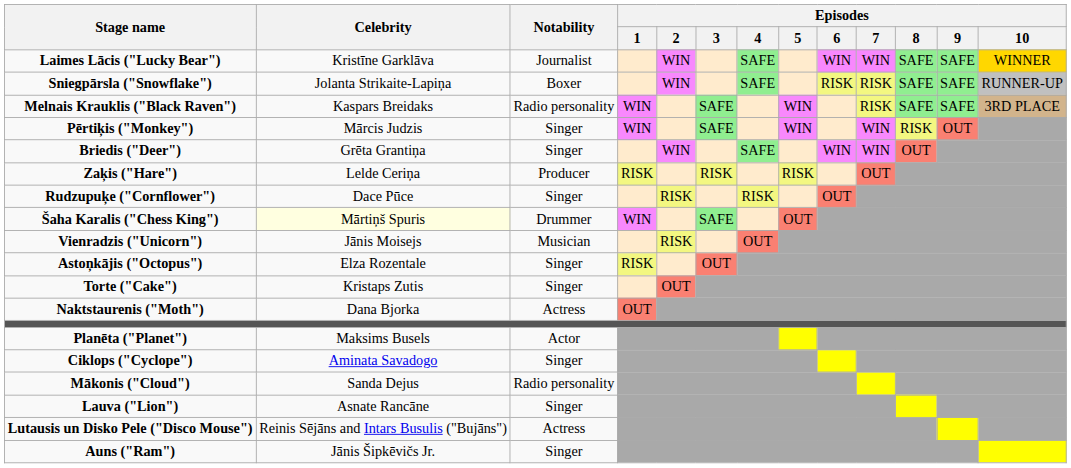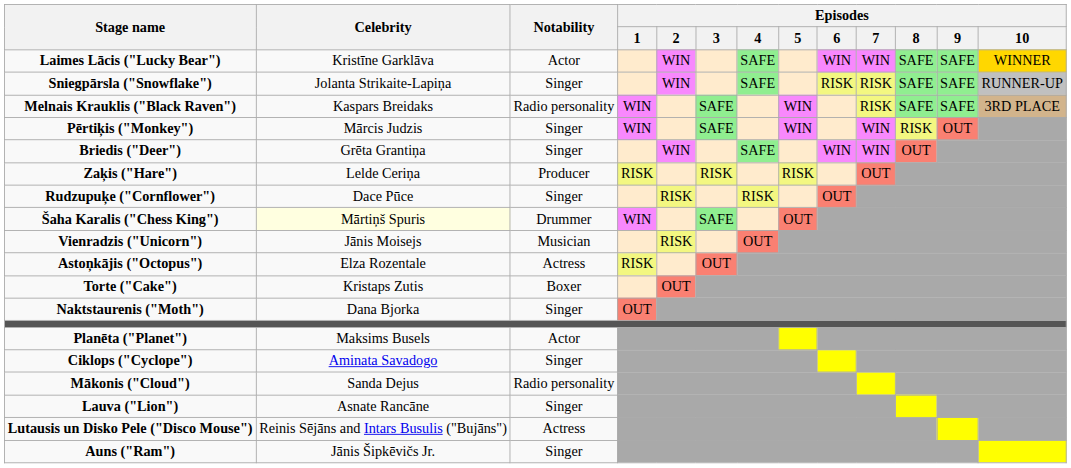(564, 60) Journalist -> (564, 60) Actor
(564, 83) Boxer -> (564, 83) Singer
(564, 264) Singer -> (564, 264) Actress
(564, 286) Singer -> (564, 286) Boxer
(564, 309) Actress -> (564, 309) Singer
